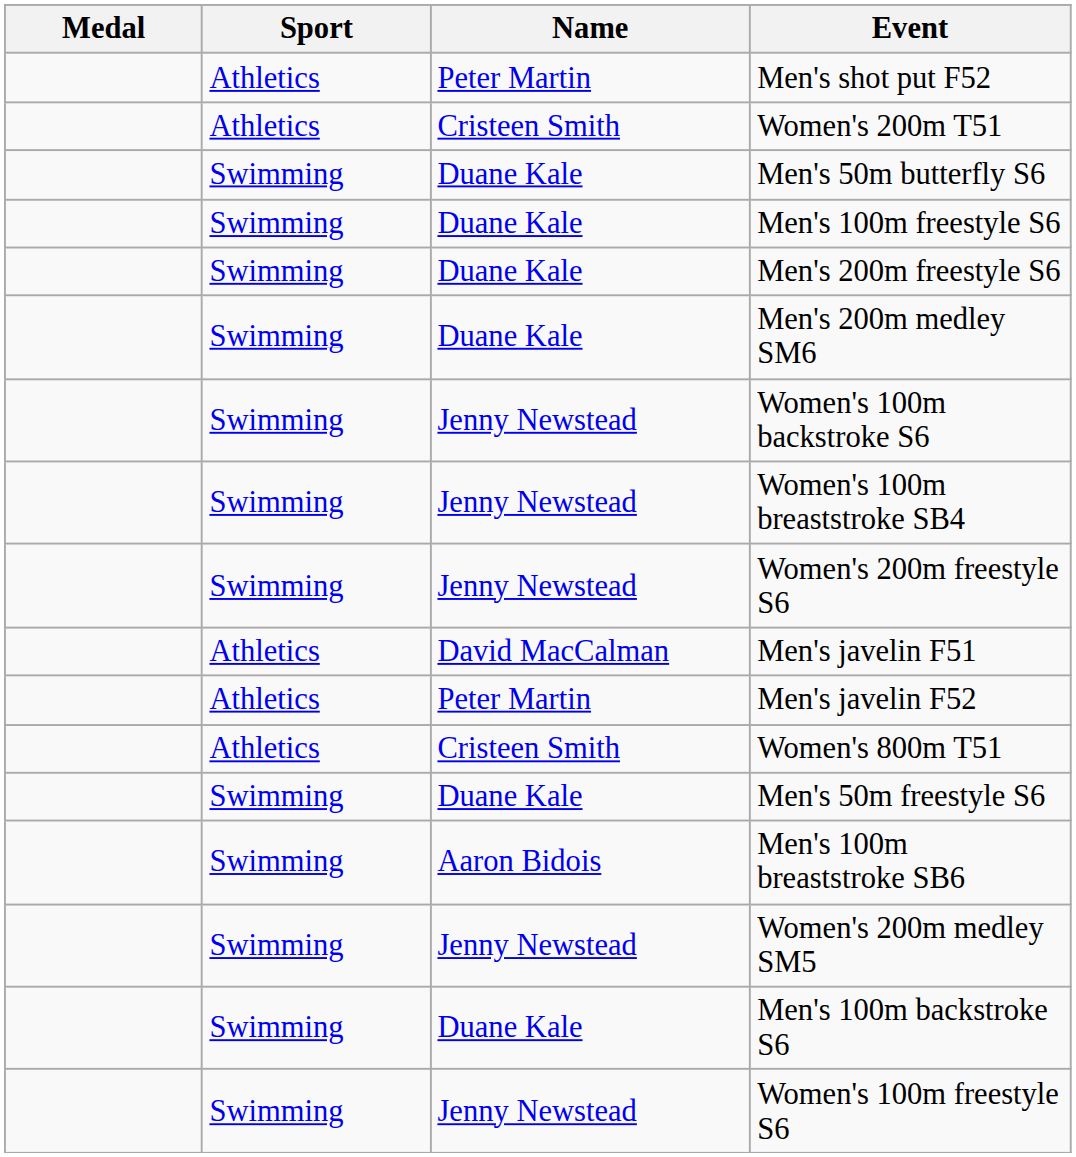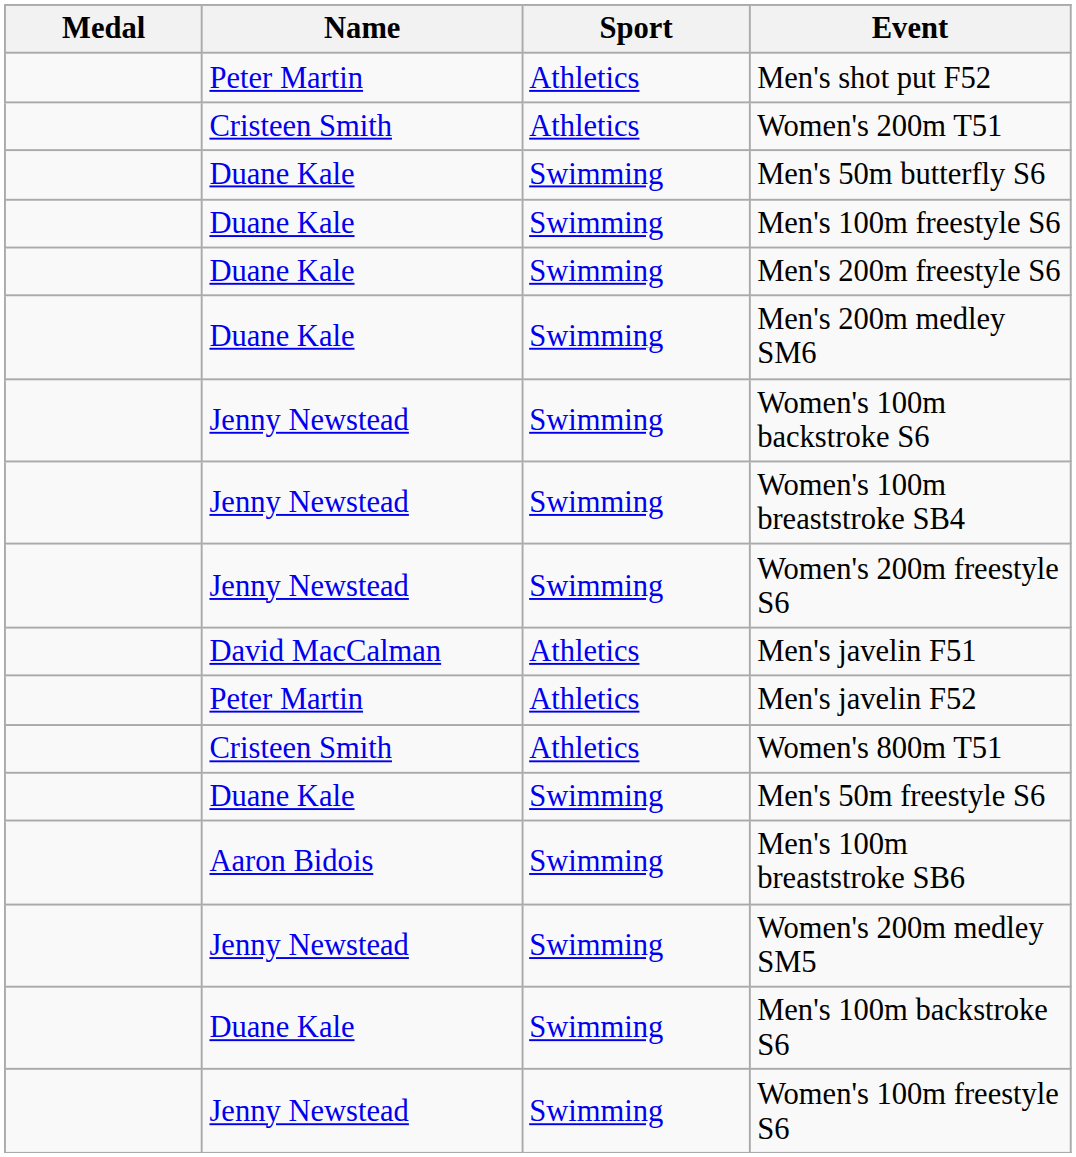columns swapped: (590, 28) <-> (316, 28)
